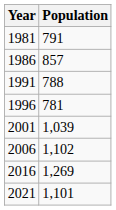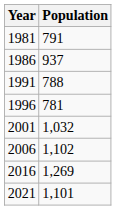(53, 60) 857 -> (53, 60) 937
(58, 127) 1,039 -> (58, 127) 1,032
